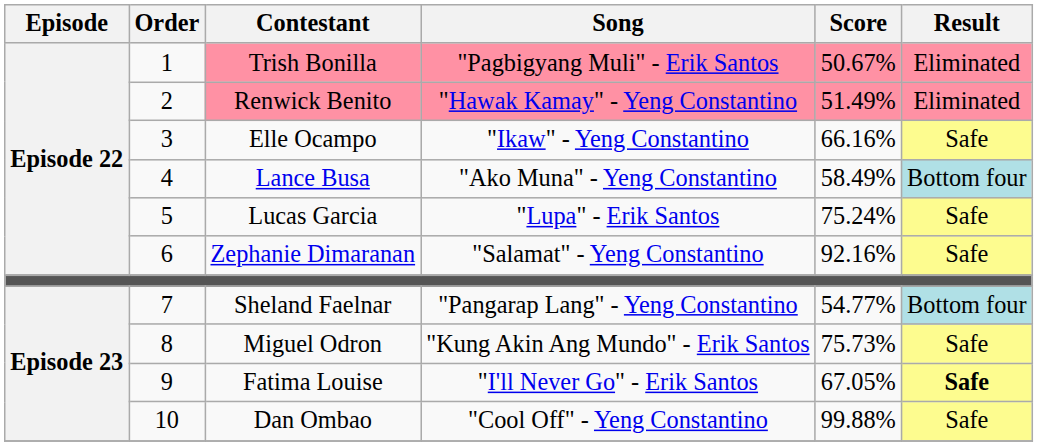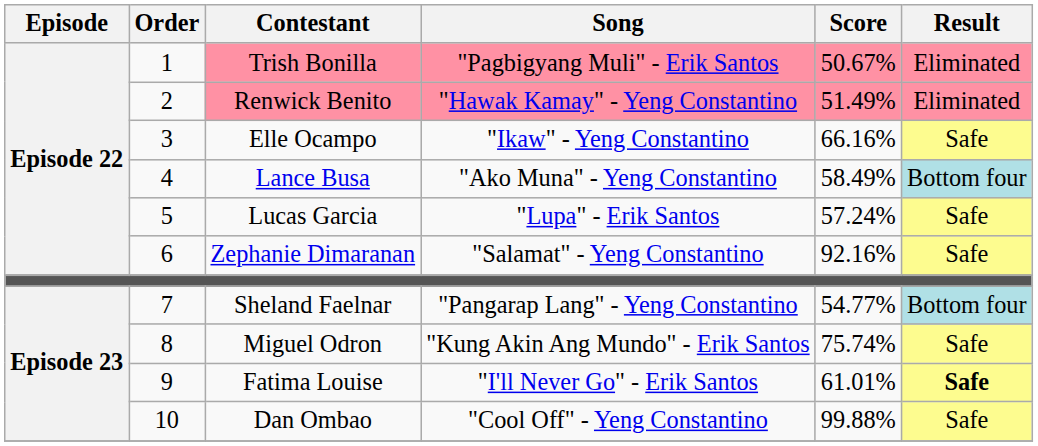(858, 216) 75.24% -> (858, 216) 57.24%
(858, 343) 75.73% -> (858, 343) 75.74%
(858, 382) 67.05% -> (858, 382) 61.01%
